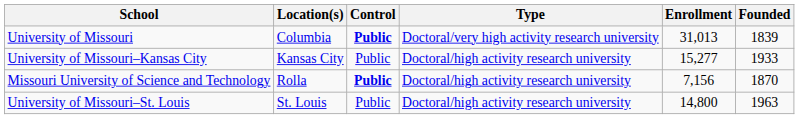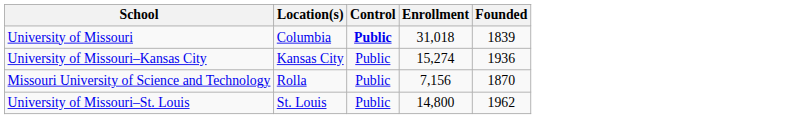- column: (530, 15)
(699, 37) 31,013 -> (436, 37) 31,018
(699, 59) 15,277 -> (436, 59) 15,274
(764, 59) 1933 -> (501, 59) 1936
(373, 80) bold -> (373, 80) normal
(764, 102) 1963 -> (501, 102) 1962
